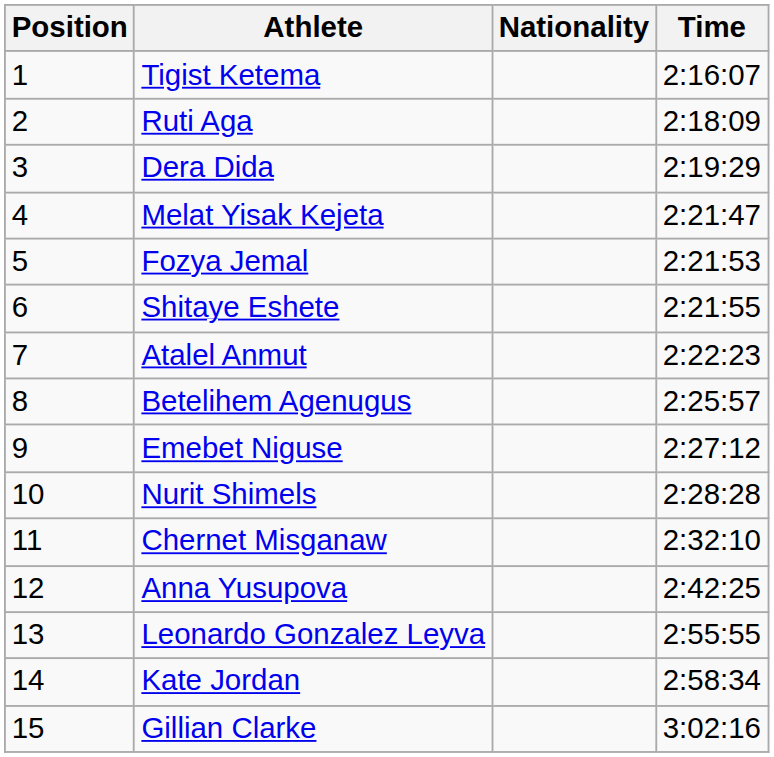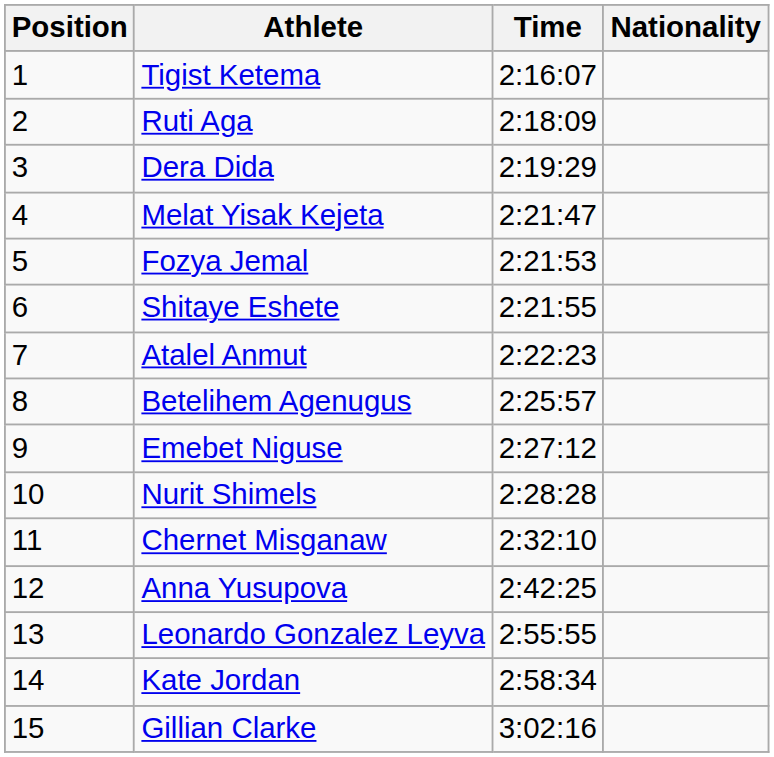columns swapped: (574, 27) <-> (712, 27)
